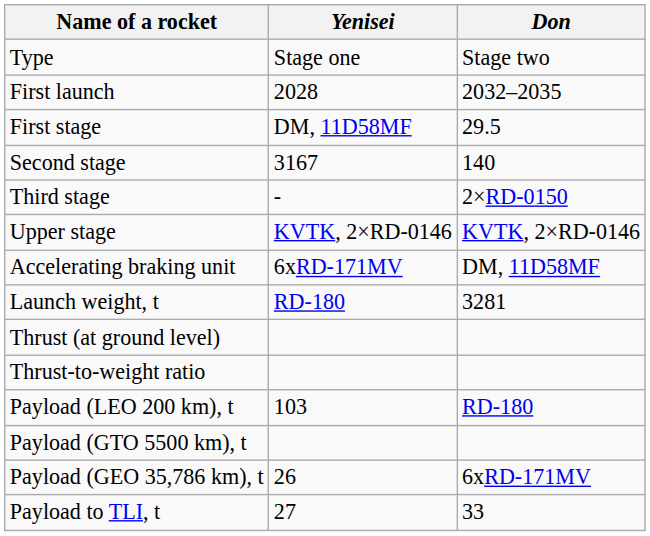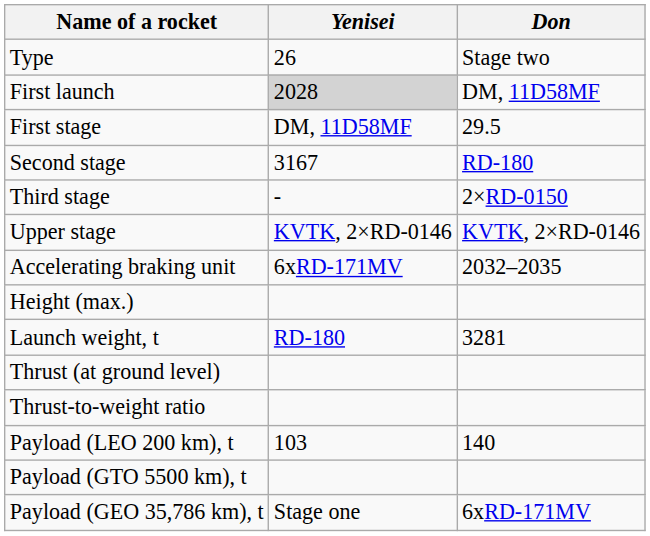(317, 57) Stage one -> (285, 57) 26
(296, 92) no background -> (296, 92) lightgrey background
(512, 92) 2032–2035 -> (531, 92) DM, 11D58MF
(479, 162) 140 -> (498, 162) RD-180
(531, 267) DM, 11D58MF -> (512, 267) 2032–2035
+ row: (72, 302)
(498, 407) RD-180 -> (479, 442) 140
(285, 477) 26 -> (317, 512) Stage one
- row: (85, 512)
